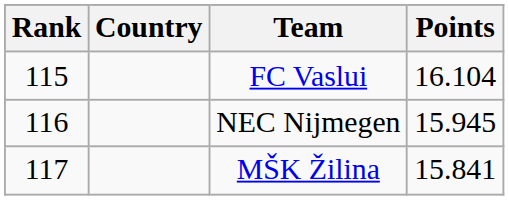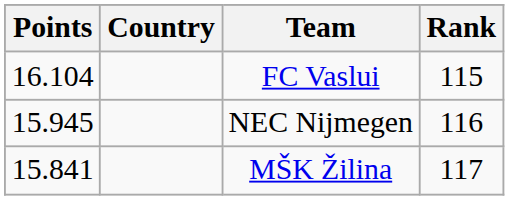columns swapped: (47, 28) <-> (455, 28)
